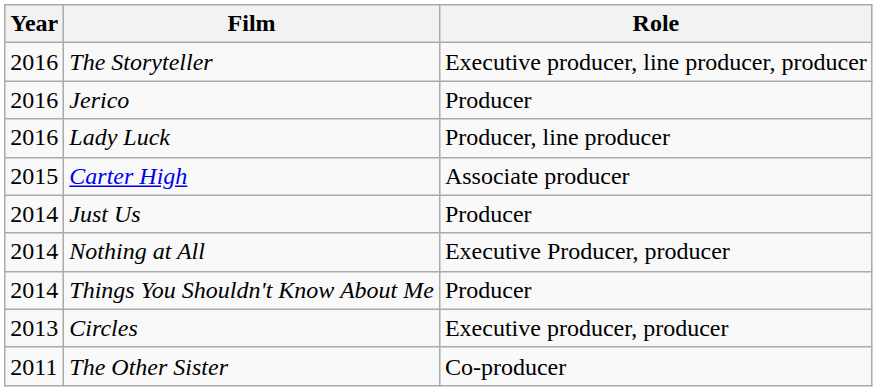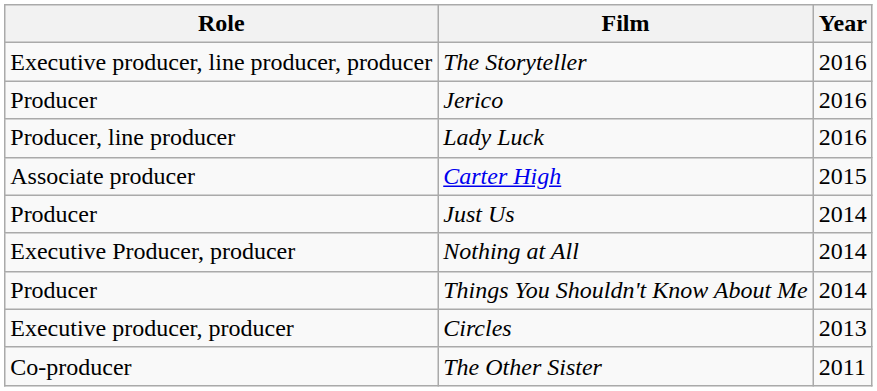columns swapped: (34, 23) <-> (656, 23)
